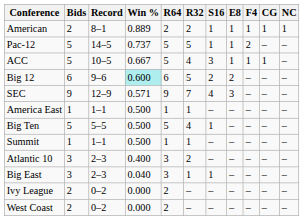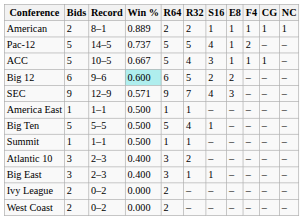(211, 45) 1 -> (211, 45) 4
(139, 175) 0.040 -> (139, 175) 0.400
